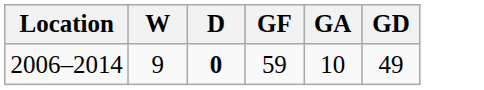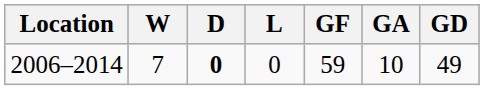+ column: (274, 24)
(158, 63) 9 -> (158, 63) 7
